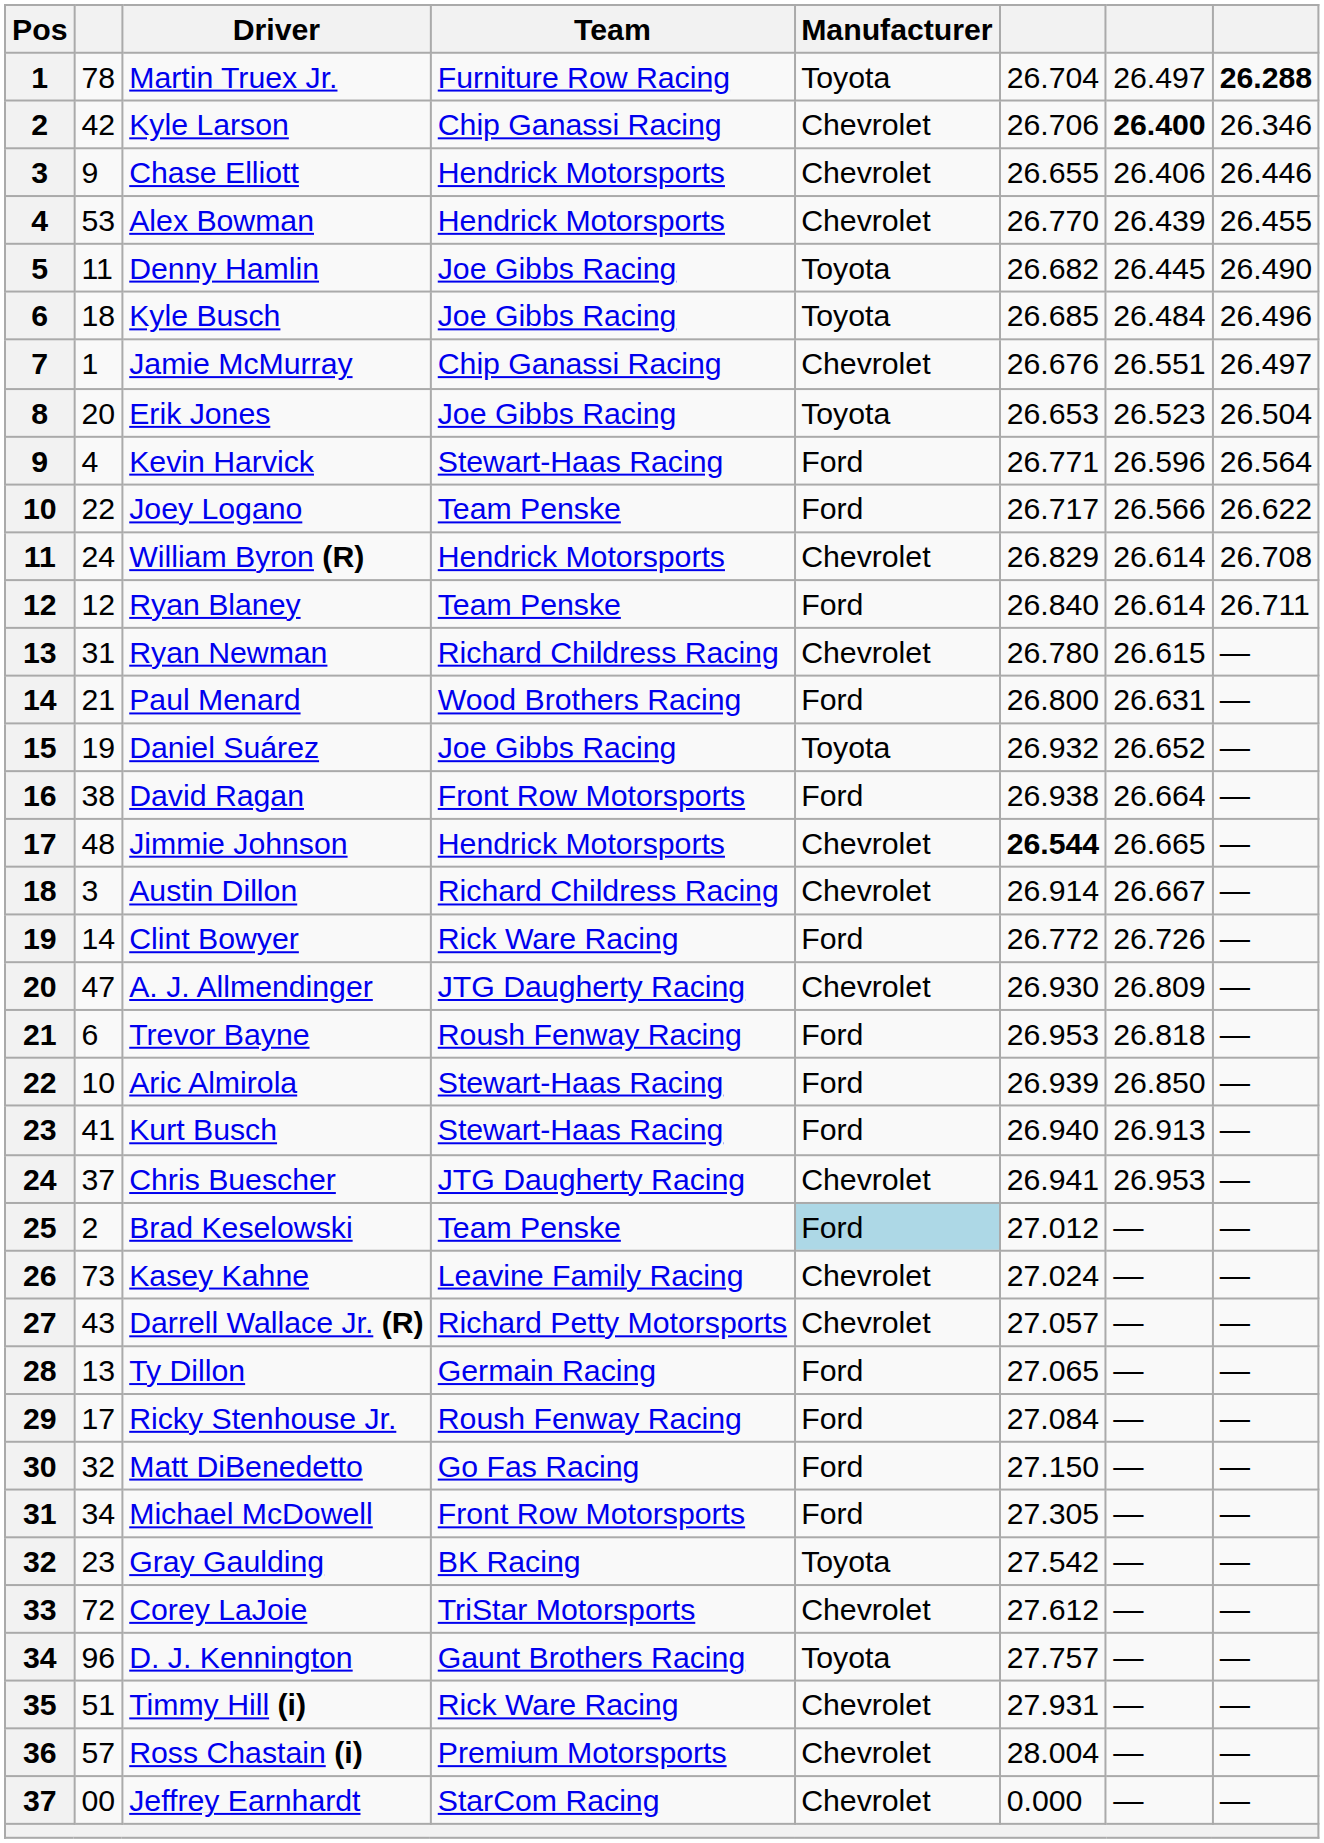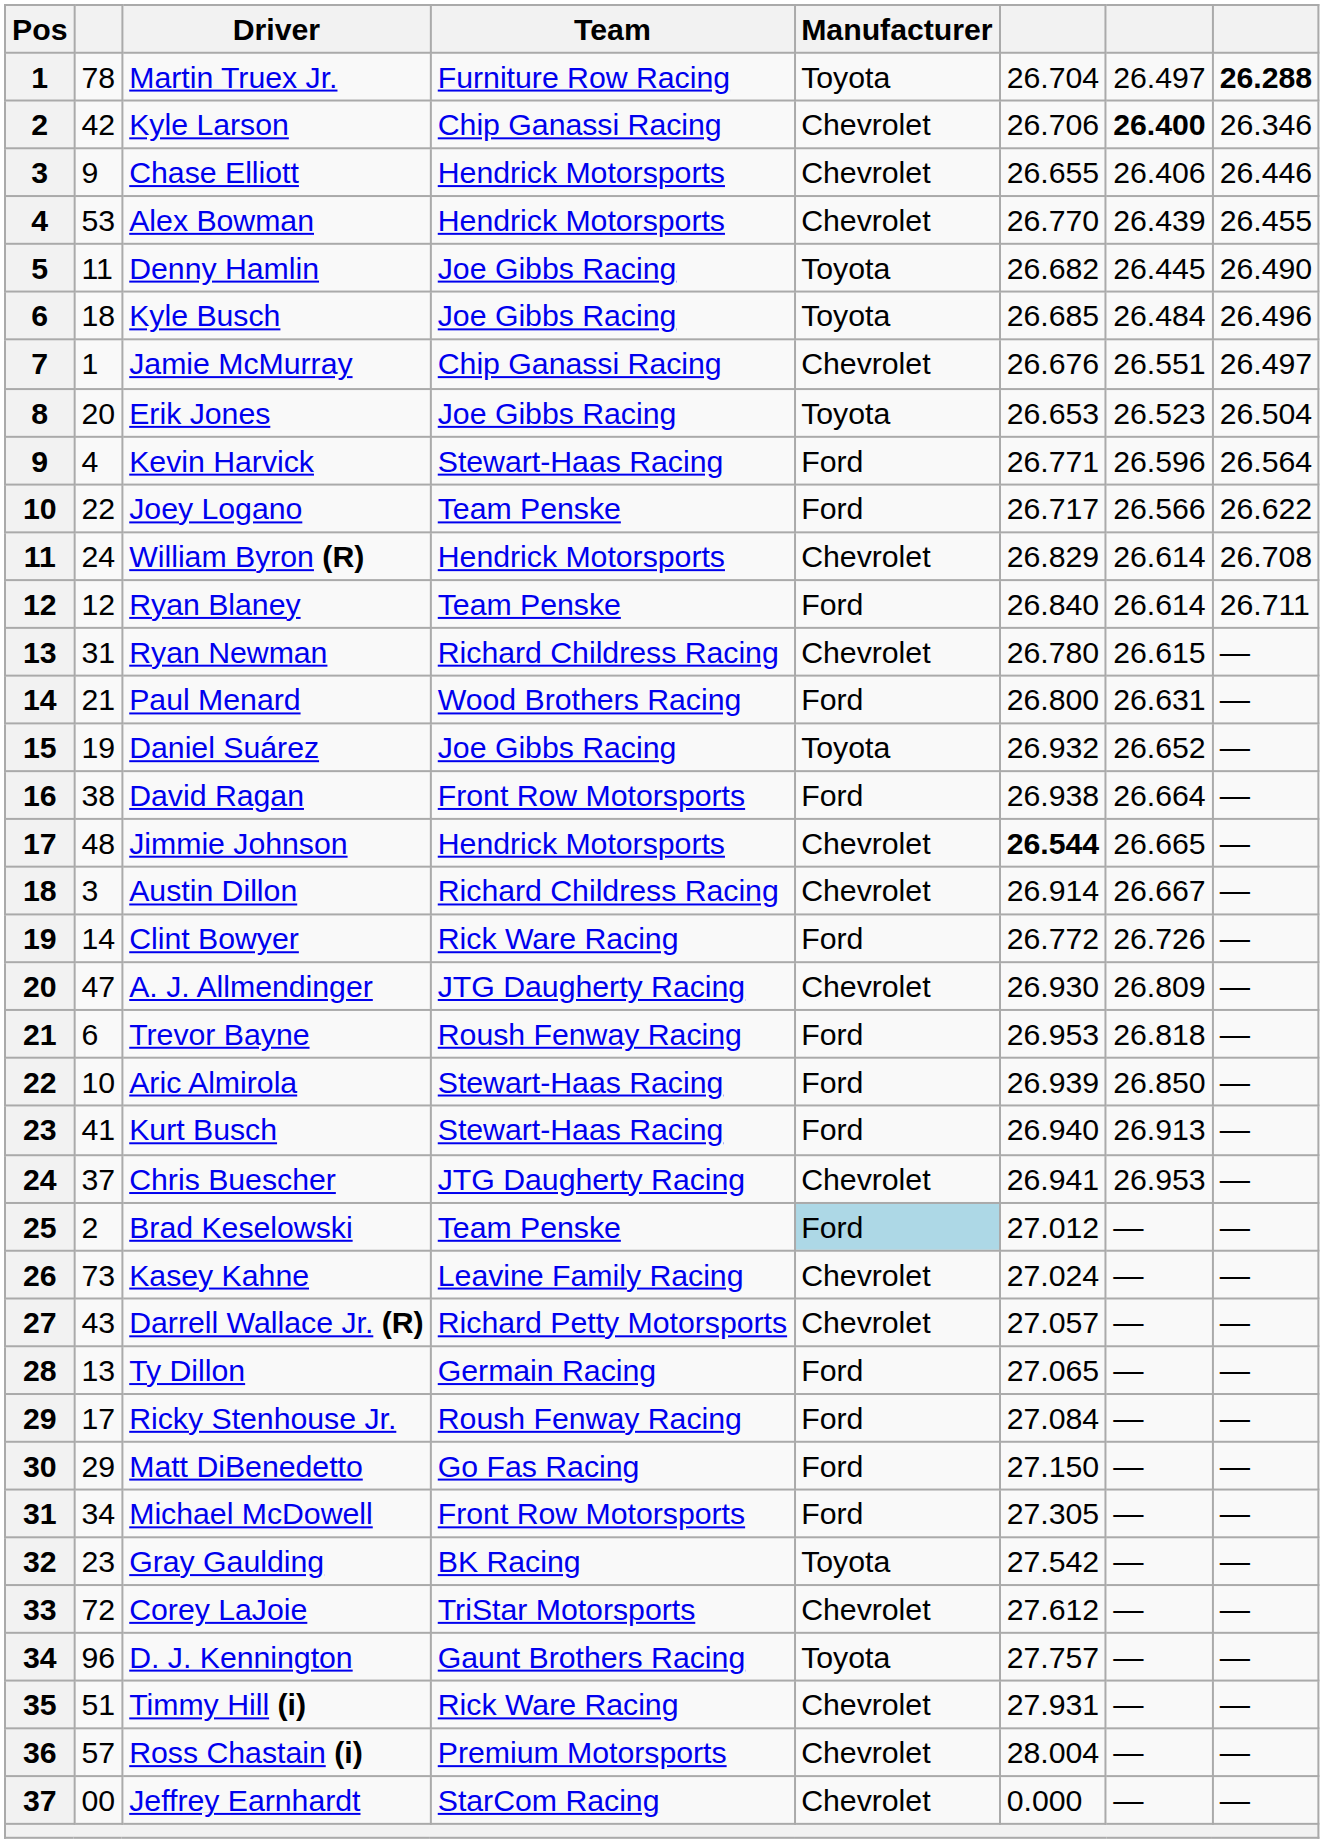(98, 1466) 32 -> (98, 1466) 29
